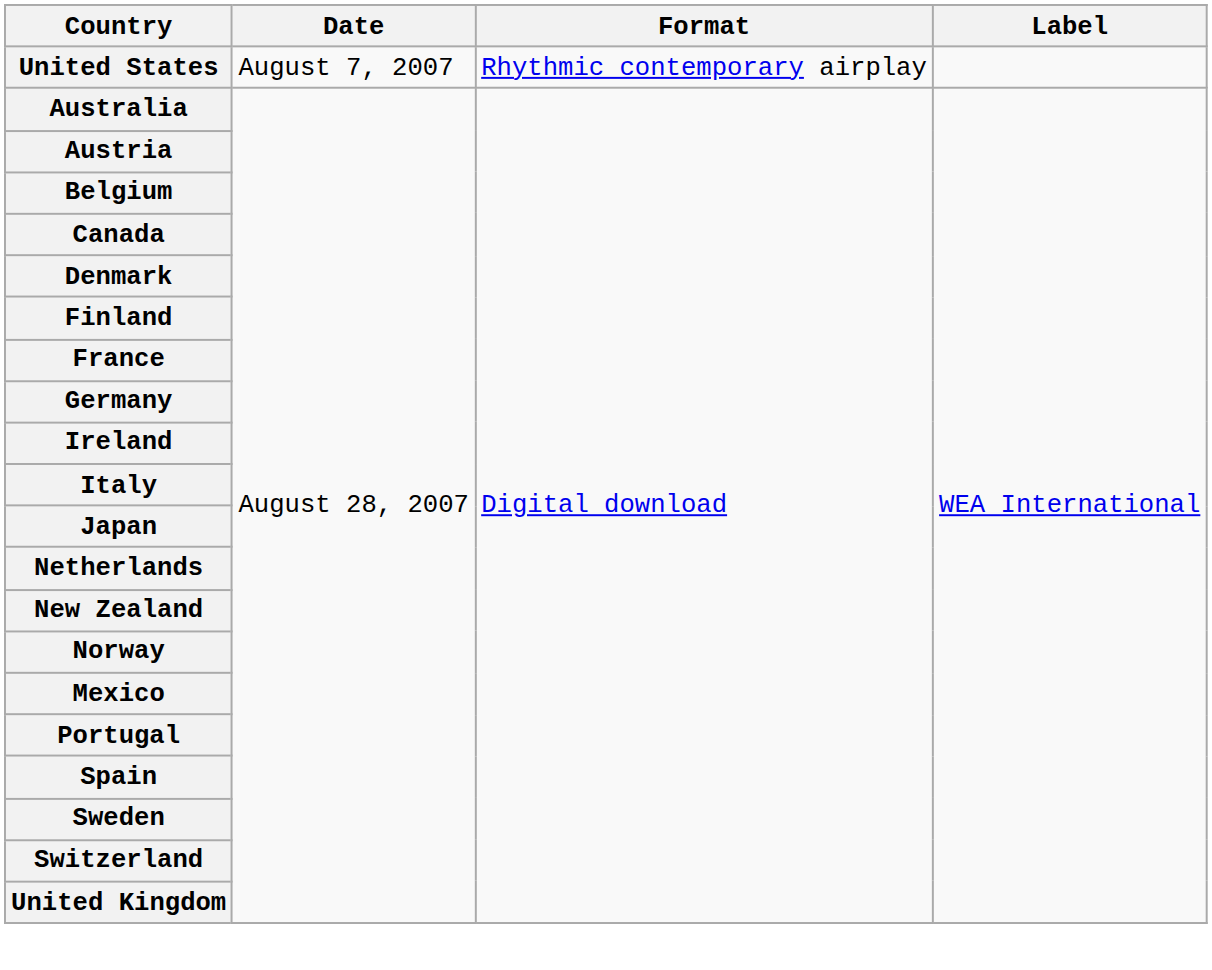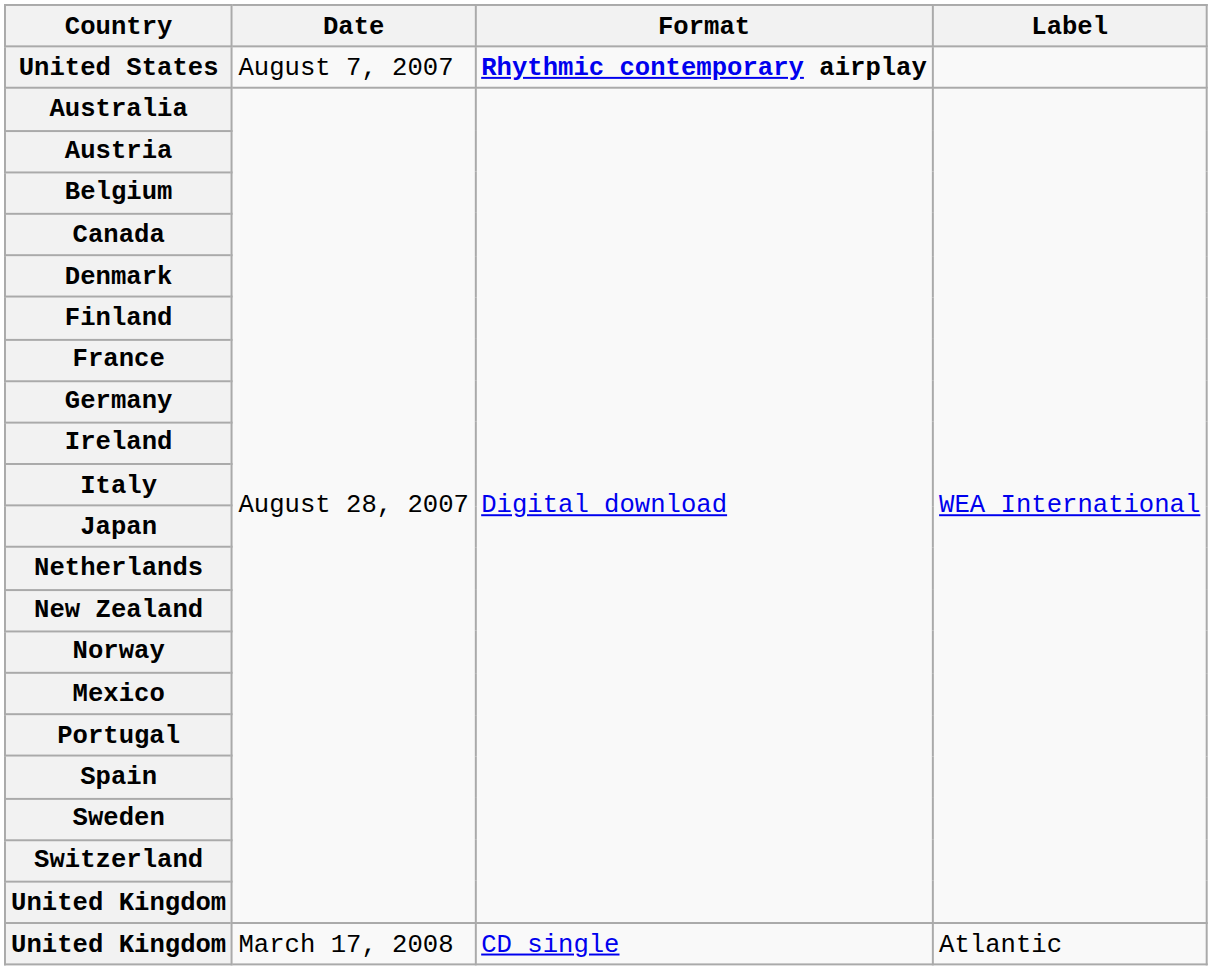(704, 68) normal -> (704, 68) bold
+ row: (119, 944)
